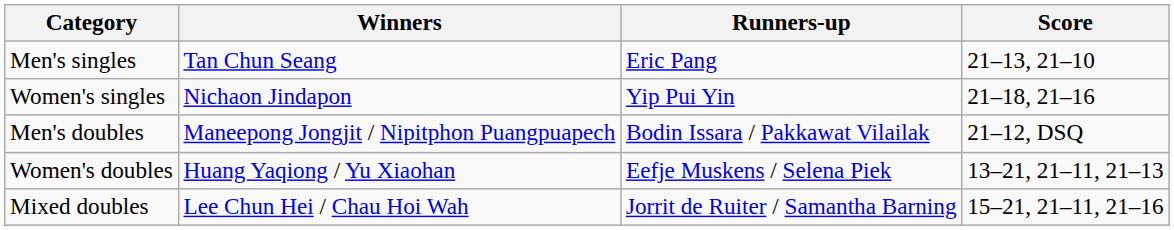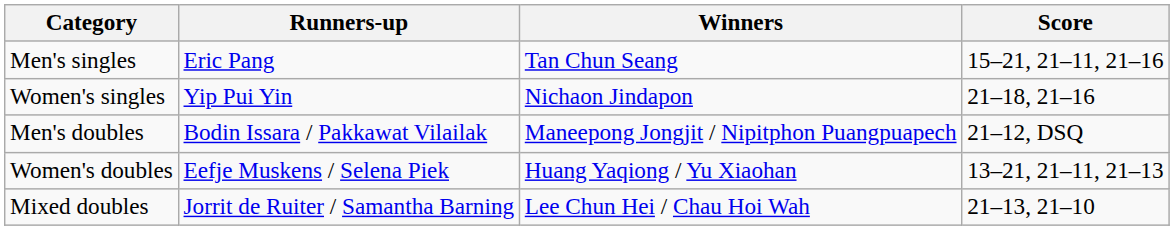columns swapped: (399, 22) <-> (791, 22)
(1031, 59) 21–13, 21–10 -> (1065, 59) 15–21, 21–11, 21–16
(1065, 206) 15–21, 21–11, 21–16 -> (1031, 206) 21–13, 21–10
